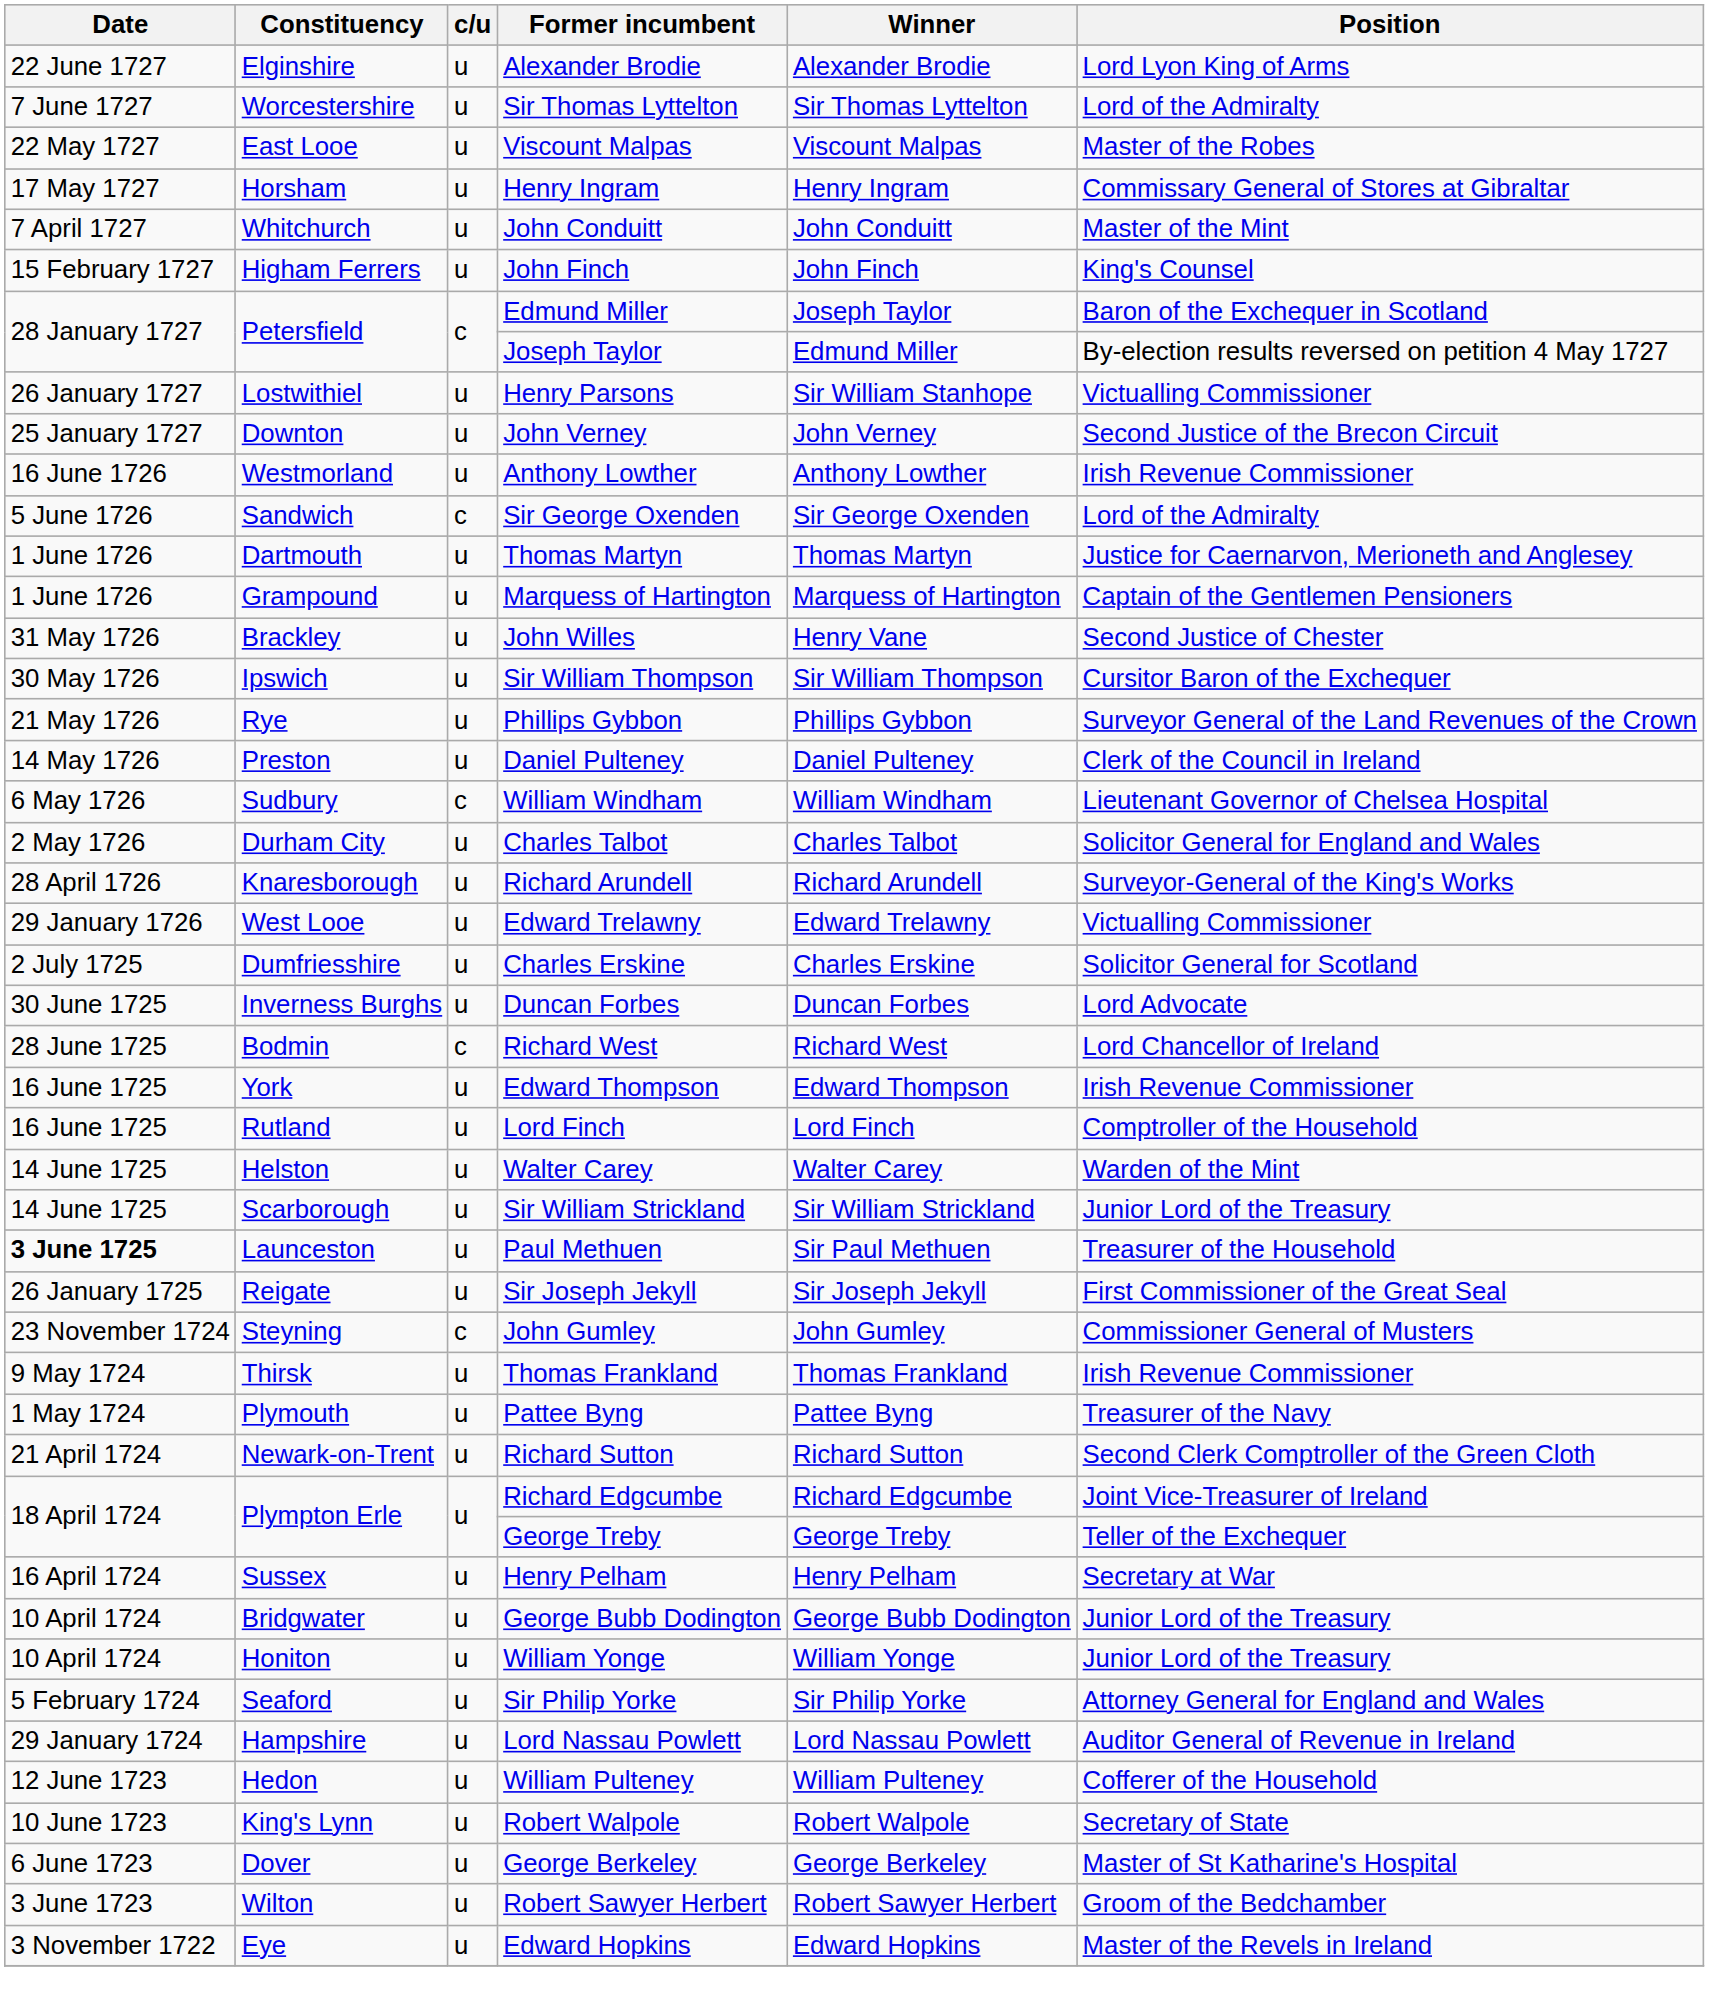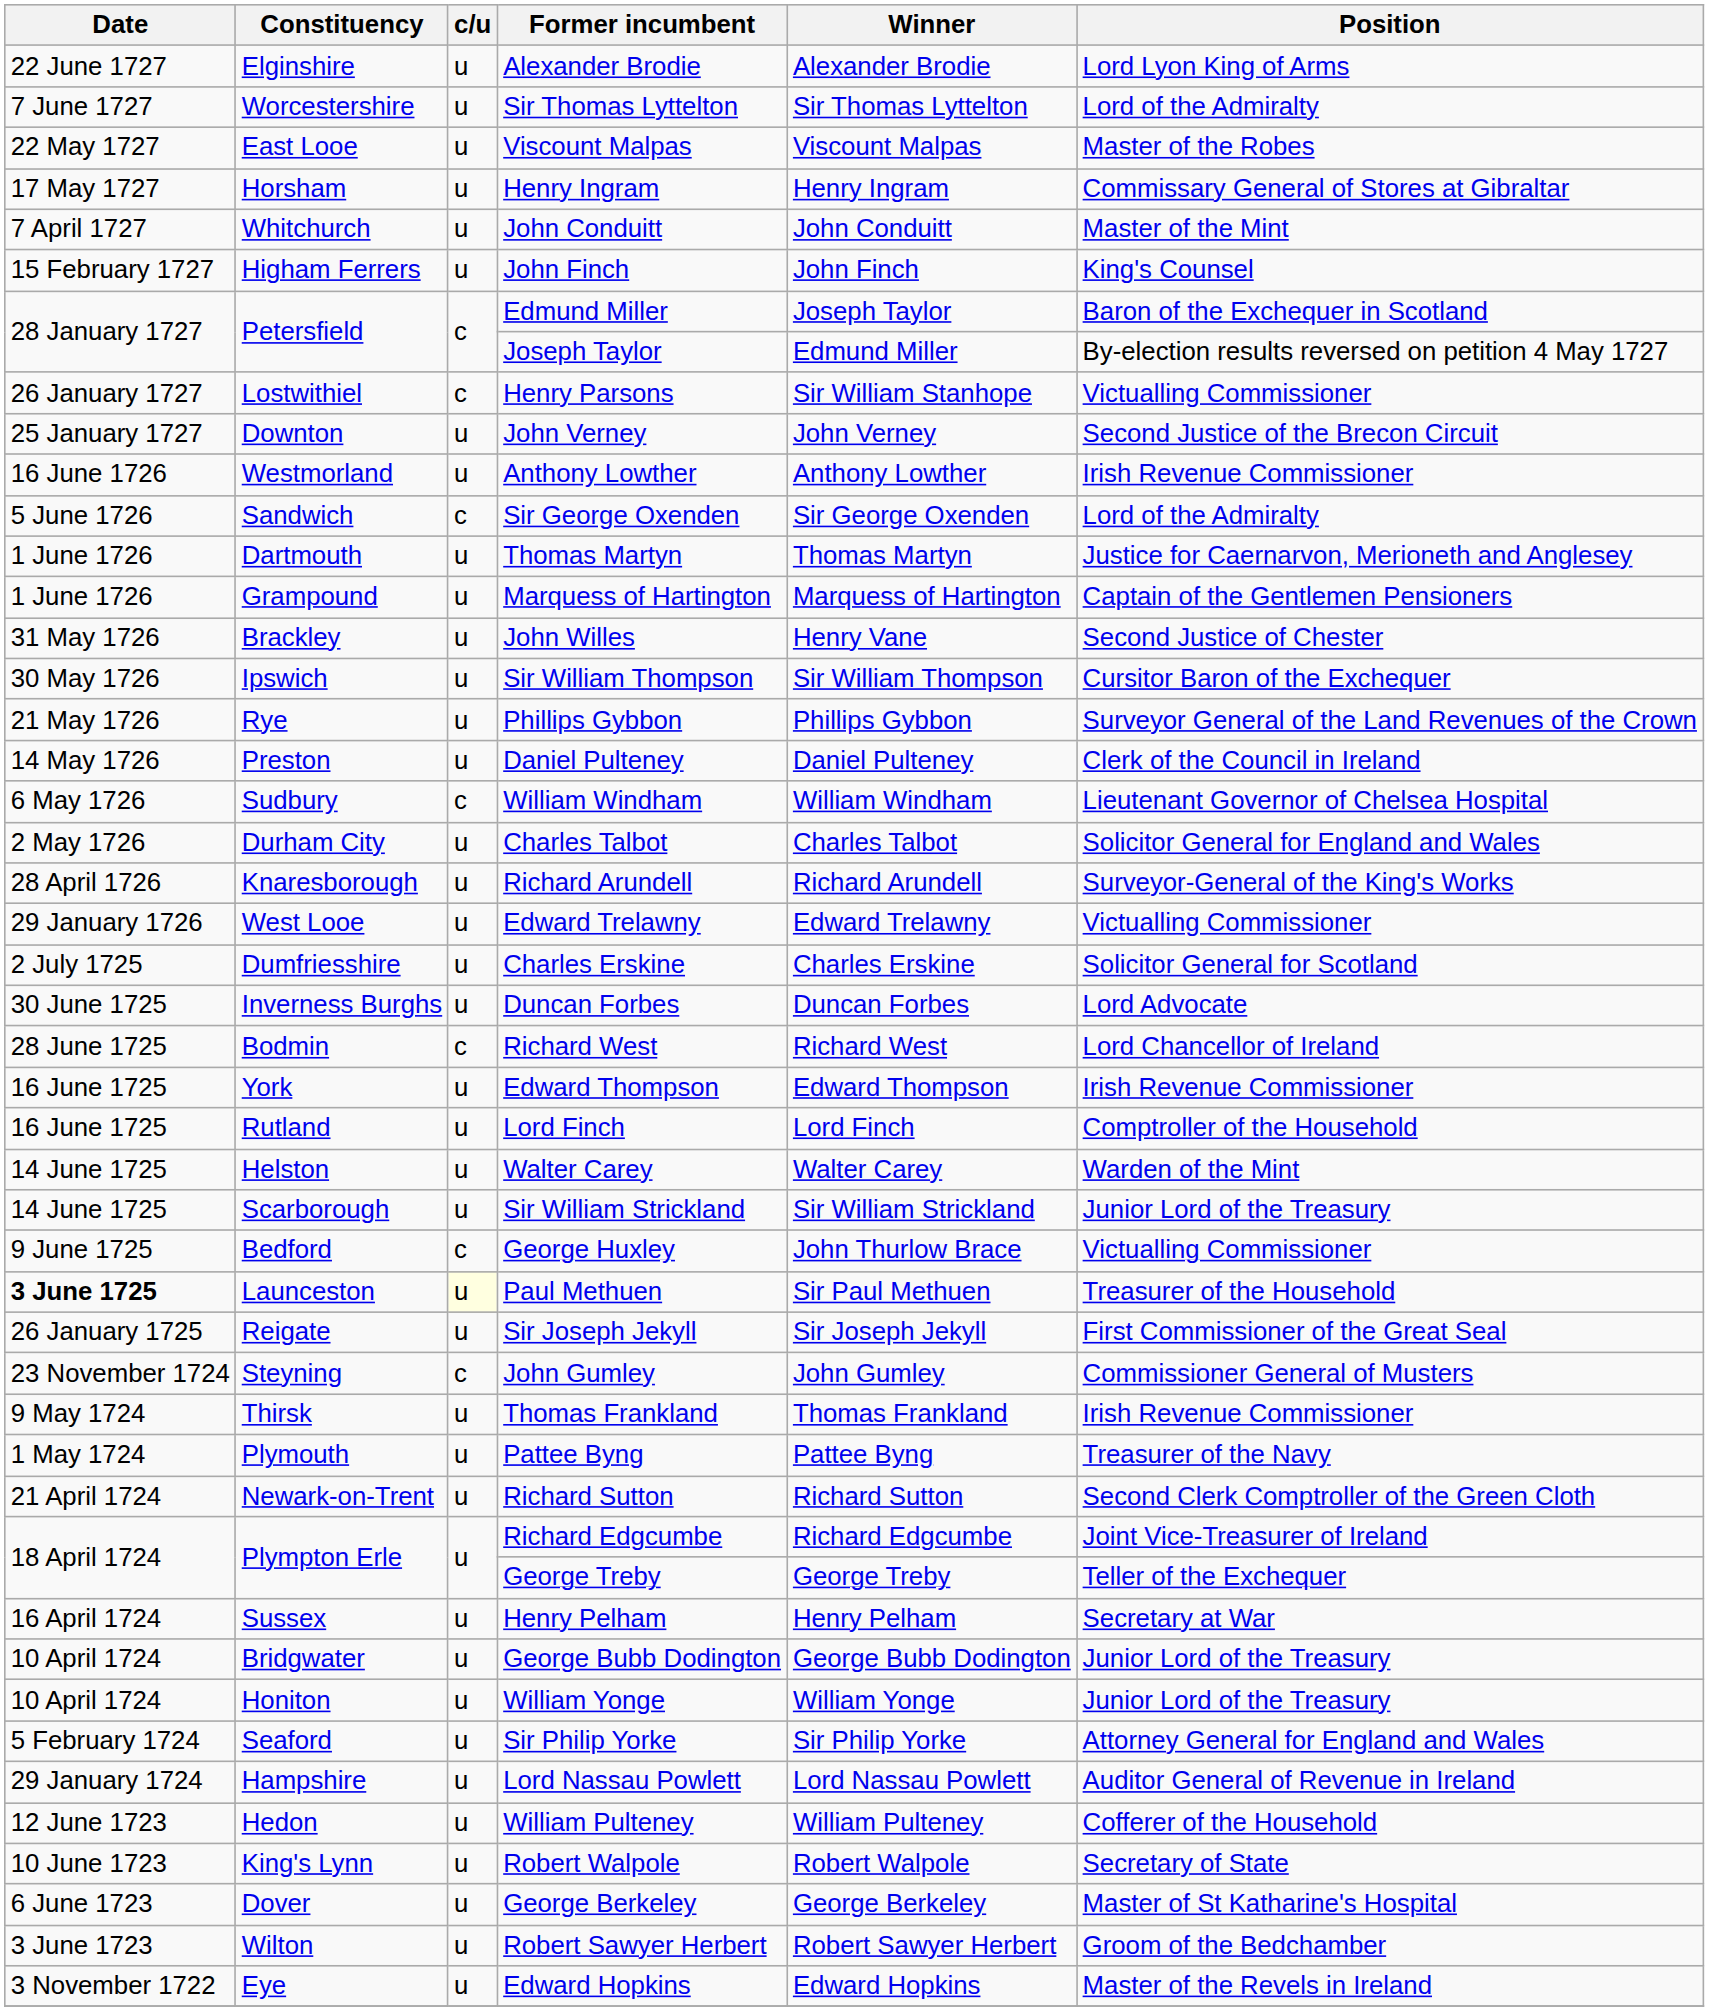(461, 392) u -> (461, 392) c
+ row: (589, 1250)
(461, 1250) no background -> (461, 1291) lightyellow background
